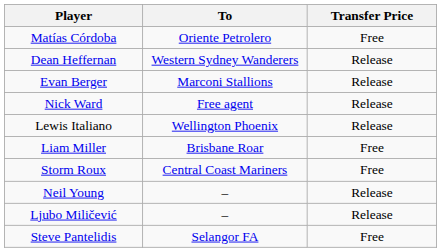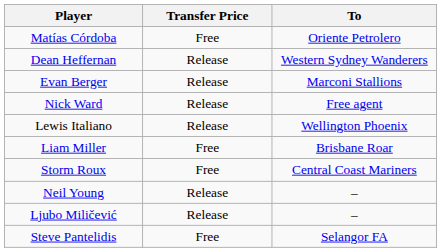columns swapped: (225, 15) <-> (372, 15)
